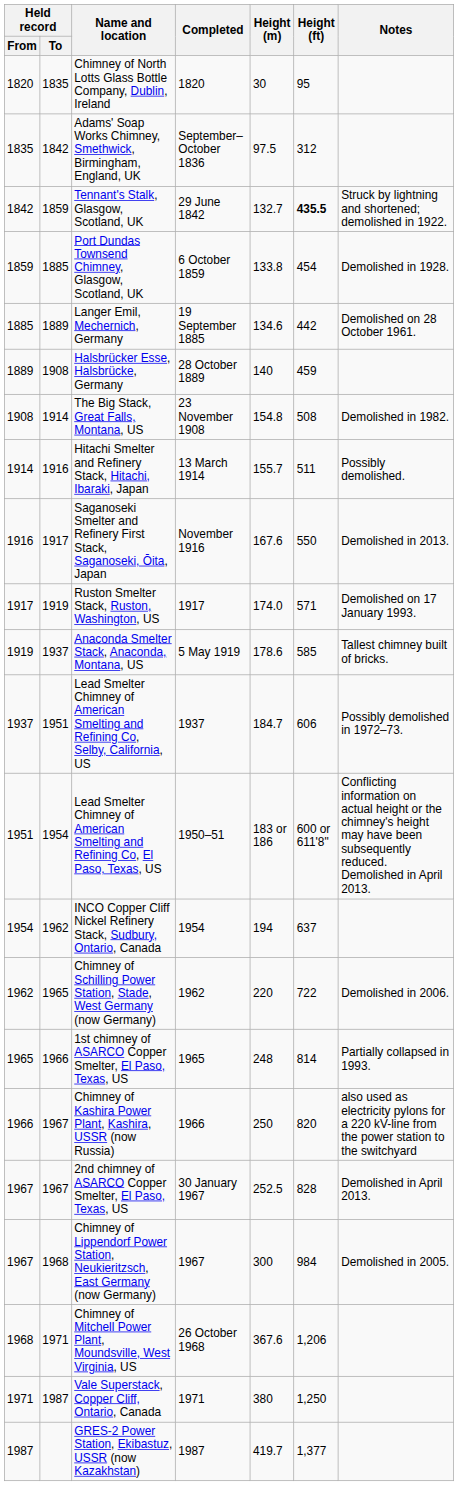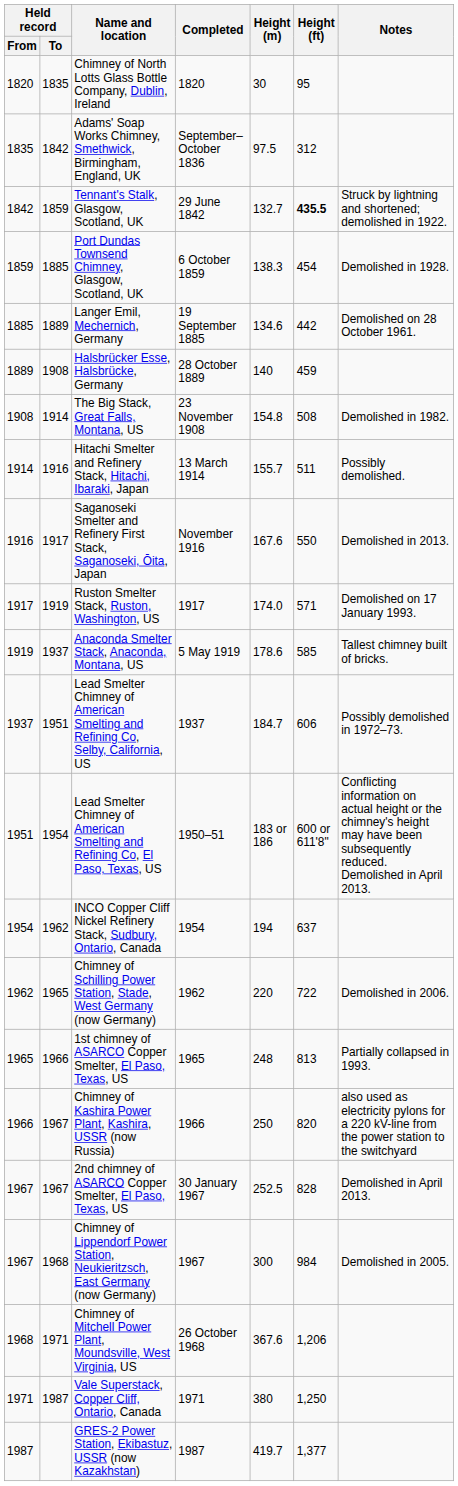(268, 267) 133.8 -> (268, 267) 138.3
(307, 1059) 814 -> (307, 1059) 813
